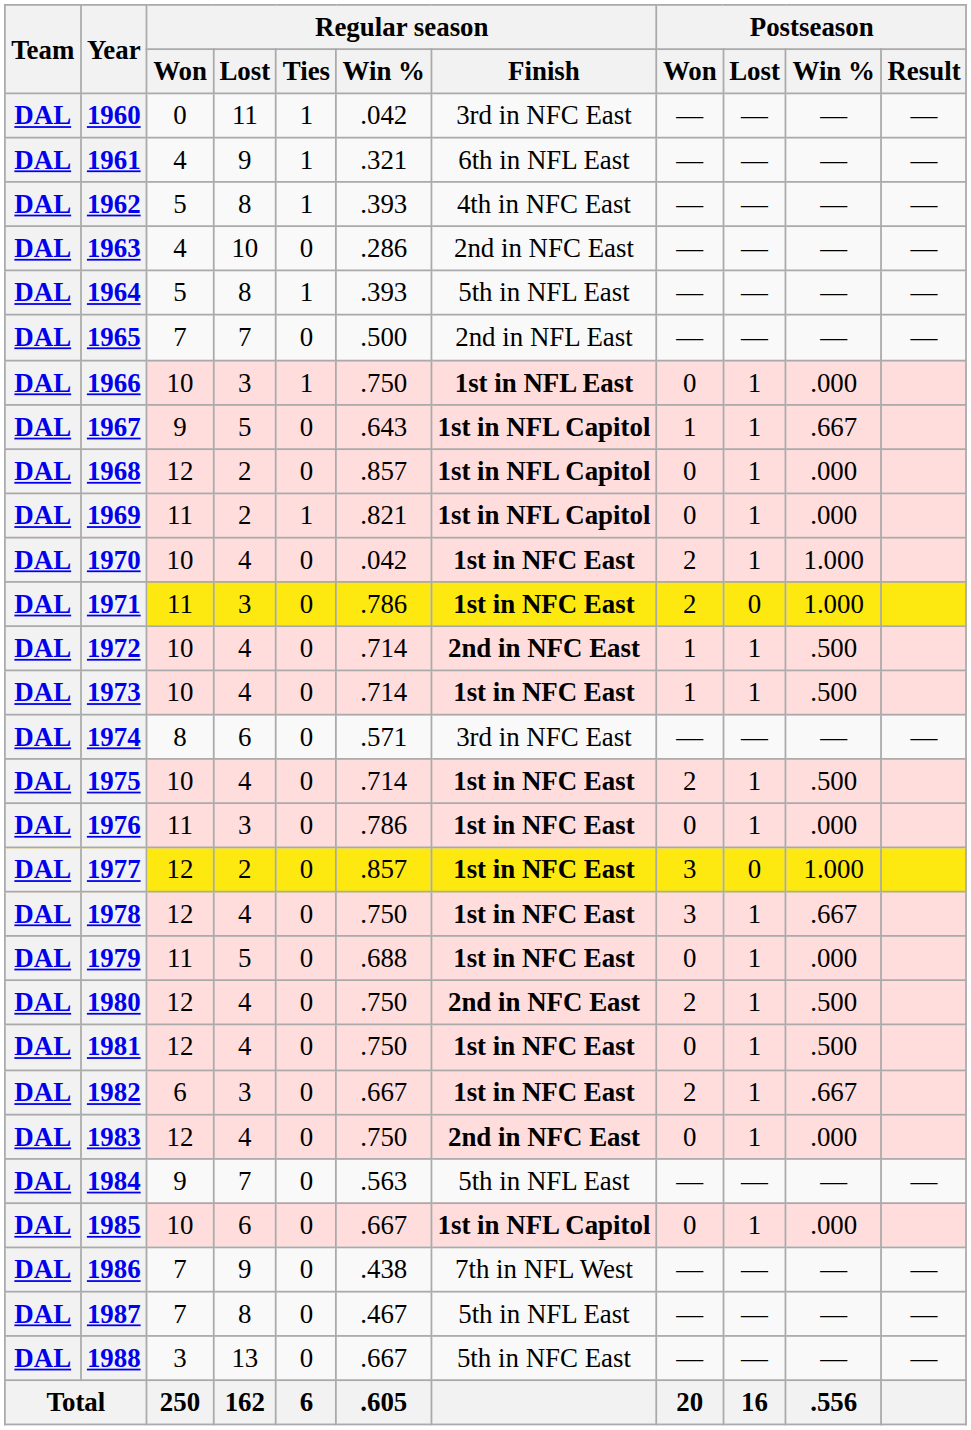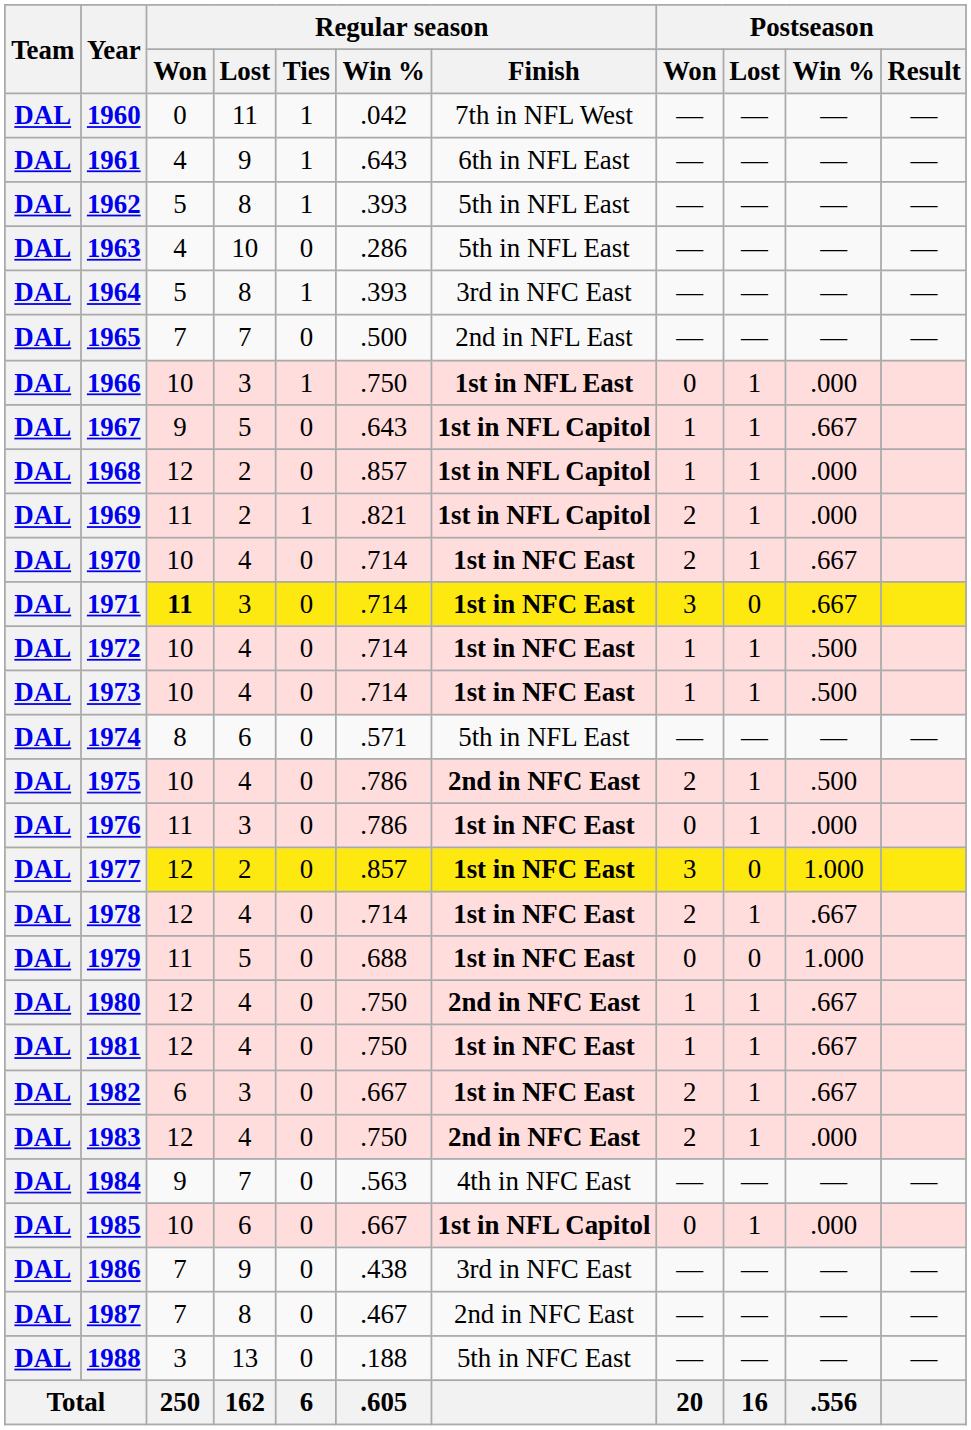(544, 115) 3rd in NFC East -> (544, 115) 7th in NFL West
(384, 159) .321 -> (384, 159) .643
(544, 204) 4th in NFC East -> (544, 204) 5th in NFL East
(544, 248) 2nd in NFC East -> (544, 248) 5th in NFL East
(544, 293) 5th in NFL East -> (544, 293) 3rd in NFC East
(690, 470) 0 -> (690, 470) 1
(690, 514) 0 -> (690, 514) 2
(384, 559) .042 -> (384, 559) .714
(834, 559) 1.000 -> (834, 559) .667
(180, 603) normal -> (180, 603) bold
(384, 603) .786 -> (384, 603) .714
(690, 603) 2 -> (690, 603) 3
(834, 603) 1.000 -> (834, 603) .667
(544, 647) 2nd in NFC East -> (544, 647) 1st in NFC East
(544, 736) 3rd in NFC East -> (544, 736) 5th in NFL East
(384, 780) .714 -> (384, 780) .786
(544, 780) 1st in NFC East -> (544, 780) 2nd in NFC East
(384, 914) .750 -> (384, 914) .714
(690, 914) 3 -> (690, 914) 2
(755, 958) 1 -> (755, 958) 0
(834, 958) .000 -> (834, 958) 1.000
(690, 1002) 2 -> (690, 1002) 1
(834, 1002) .500 -> (834, 1002) .667
(690, 1047) 0 -> (690, 1047) 1
(834, 1047) .500 -> (834, 1047) .667
(690, 1135) 0 -> (690, 1135) 2
(544, 1180) 5th in NFL East -> (544, 1180) 4th in NFC East
(544, 1268) 7th in NFL West -> (544, 1268) 3rd in NFC East
(544, 1313) 5th in NFL East -> (544, 1313) 2nd in NFC East
(384, 1357) .667 -> (384, 1357) .188
